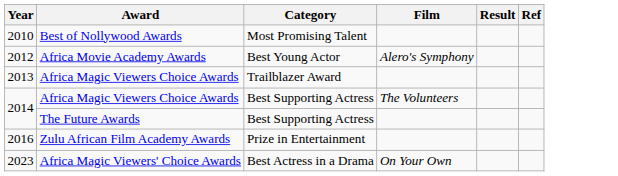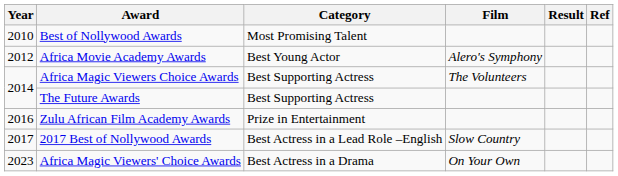- row: (21, 77)
+ row: (21, 139)
